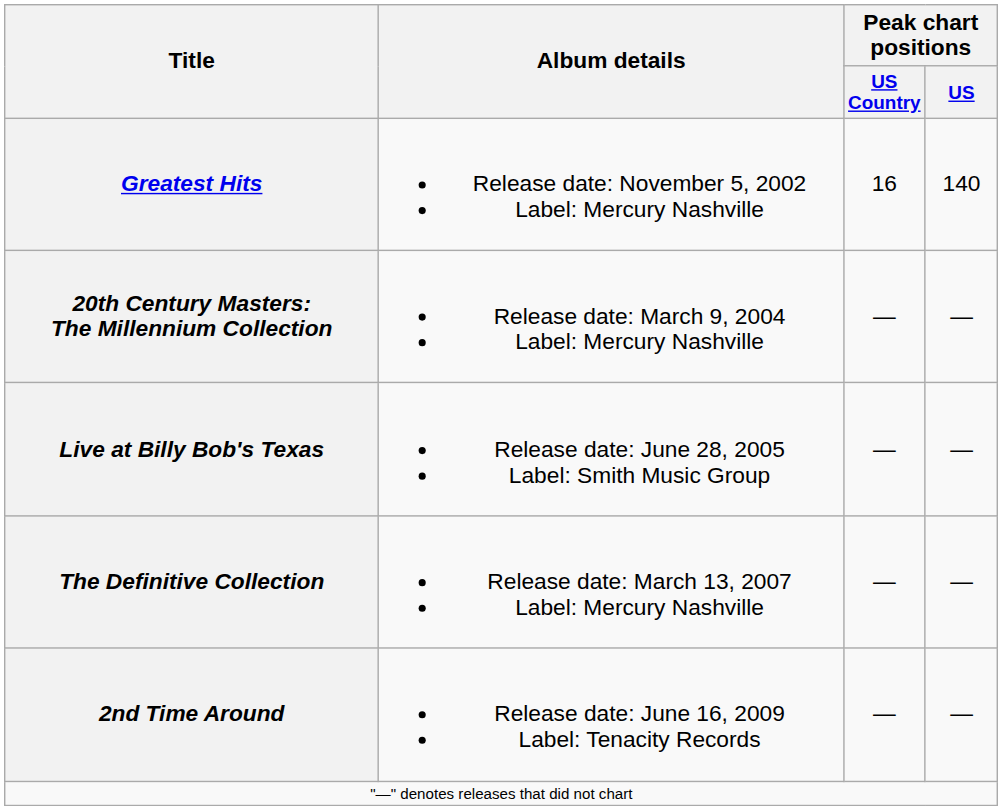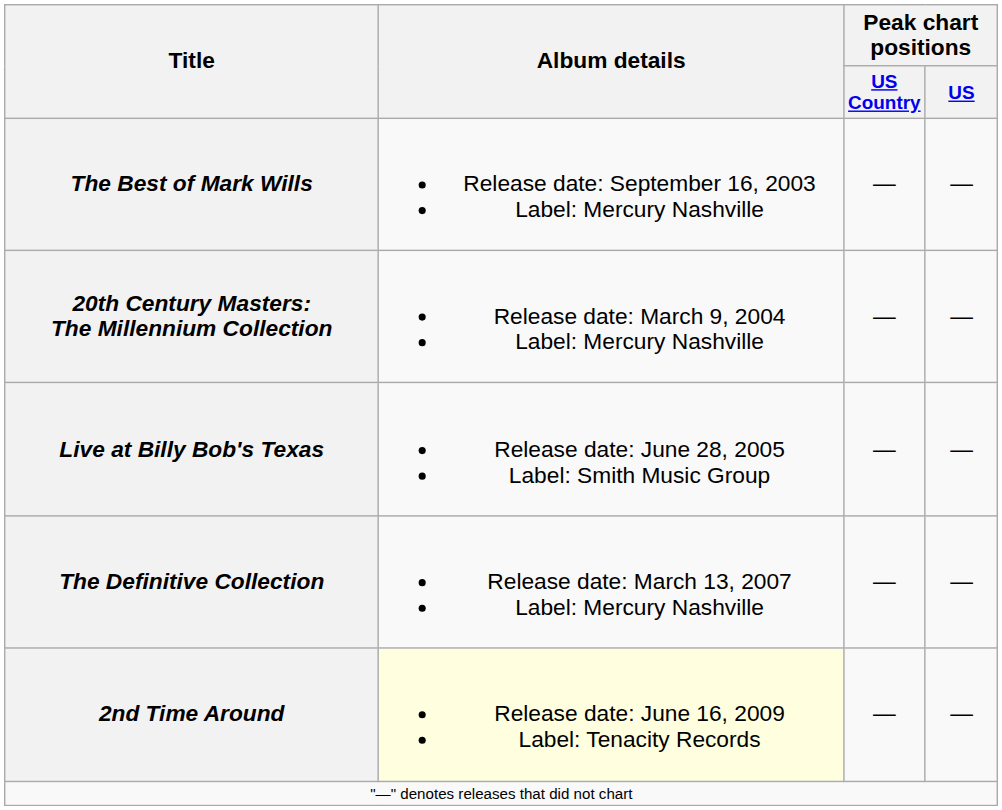- row: (192, 183)
+ row: (192, 183)
(611, 727) no background -> (611, 727) lightyellow background
